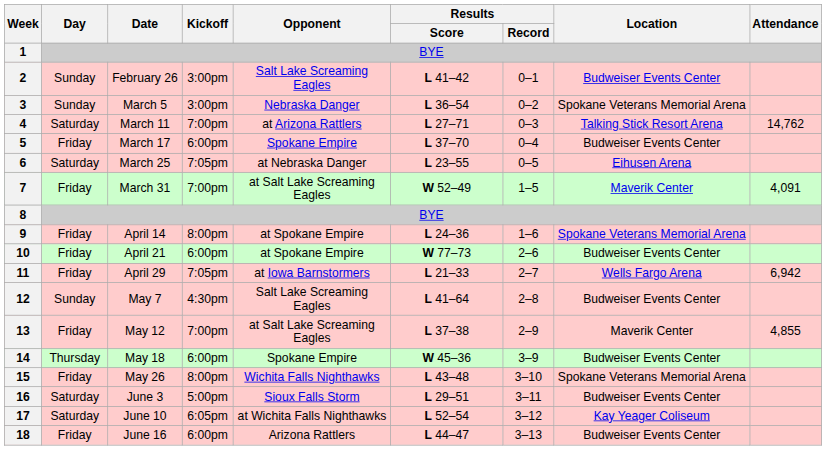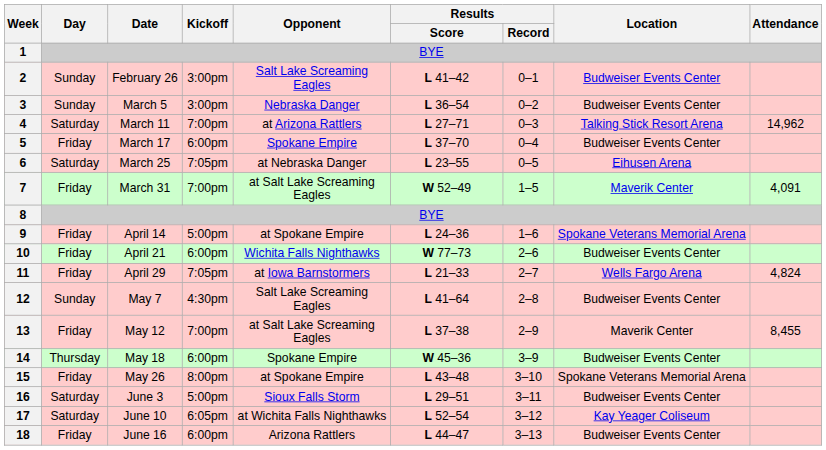(652, 104) Spokane Veterans Memorial Arena -> (652, 104) Budweiser Events Center
(785, 124) 14,762 -> (785, 124) 14,962
(208, 234) 8:00pm -> (208, 234) 5:00pm
(312, 253) at Spokane Empire -> (312, 253) Wichita Falls Nighthawks
(785, 272) 6,942 -> (785, 272) 4,824
(785, 332) 4,855 -> (785, 332) 8,455
(312, 377) Wichita Falls Nighthawks -> (312, 377) at Spokane Empire
